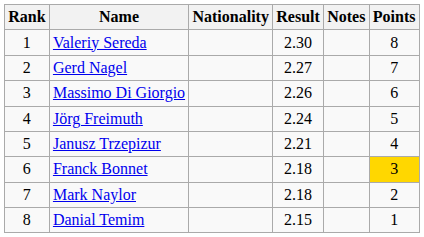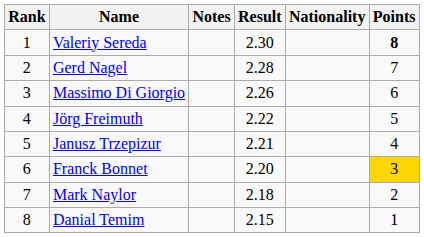columns swapped: (231, 17) <-> (346, 17)
(394, 42) normal -> (394, 42) bold
(298, 67) 2.27 -> (260, 67) 2.28
(298, 118) 2.24 -> (260, 118) 2.22
(298, 169) 2.18 -> (260, 169) 2.20
